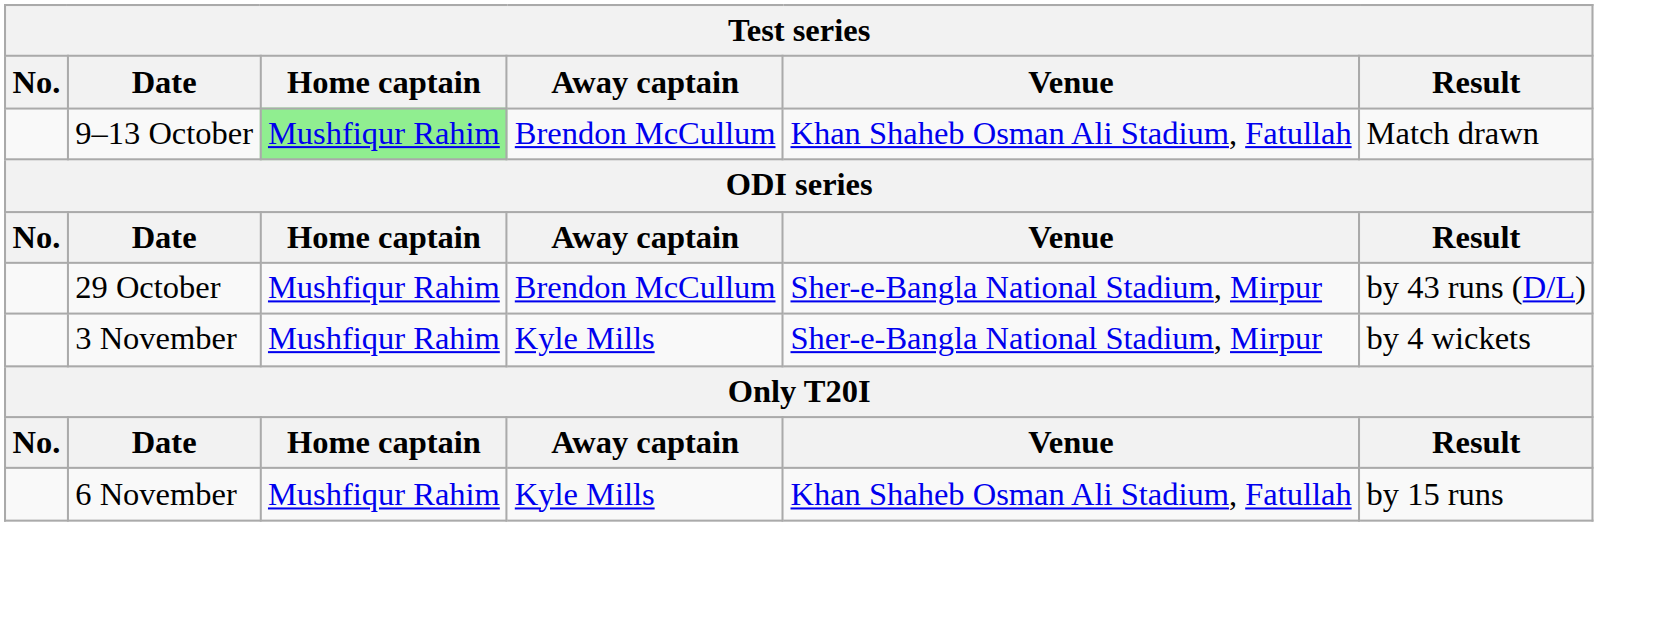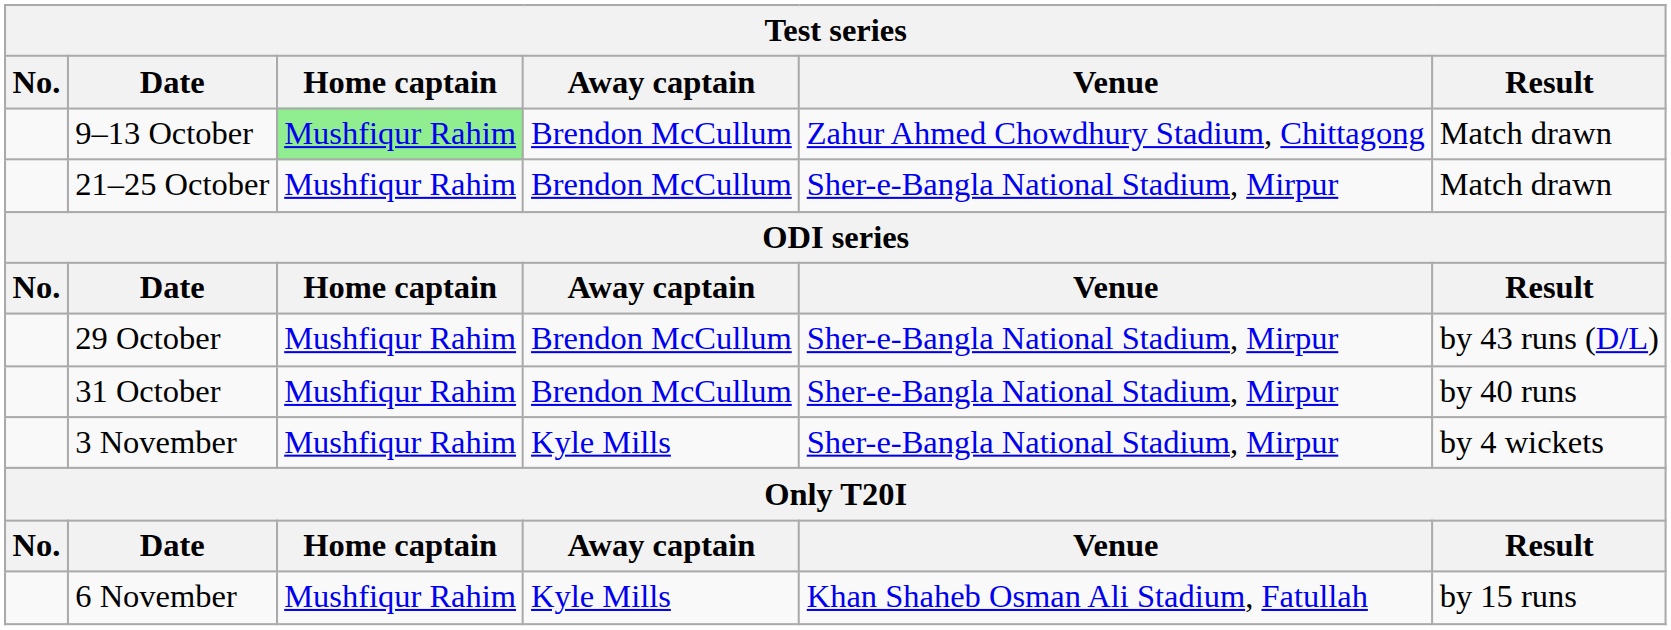(1071, 133) Khan Shaheb Osman Ali Stadium, Fatullah -> (1116, 133) Zahur Ahmed Chowdhury Stadium, Chittagong
+ row: (172, 184)
+ row: (148, 390)
